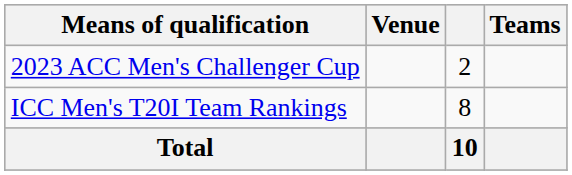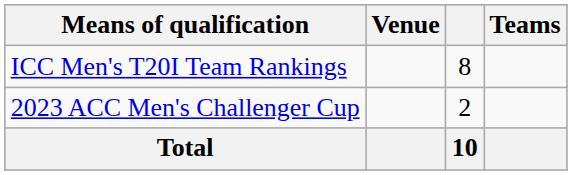rows swapped: (179, 107) <-> (185, 66)
